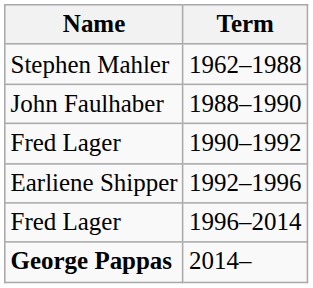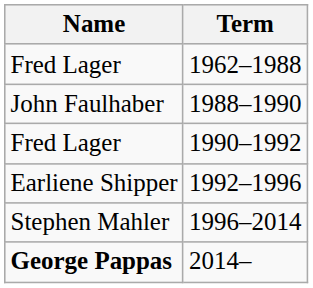(90, 63) Stephen Mahler -> (66, 63) Fred Lager
(66, 222) Fred Lager -> (90, 222) Stephen Mahler
